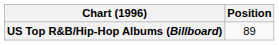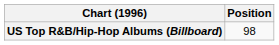(249, 31) 89 -> (249, 31) 98
